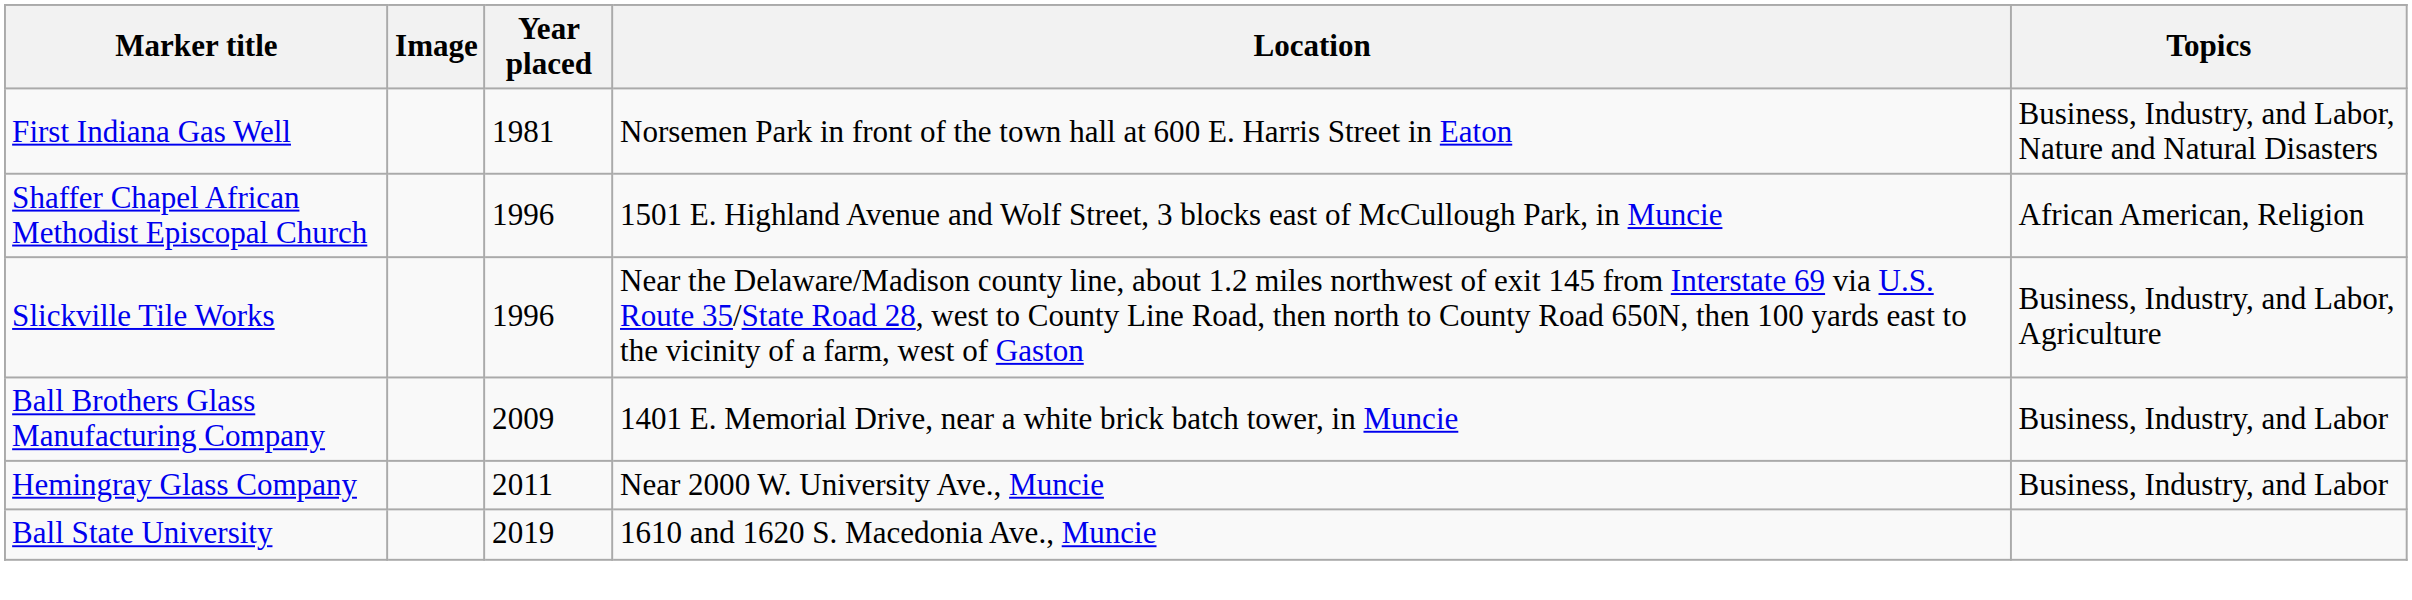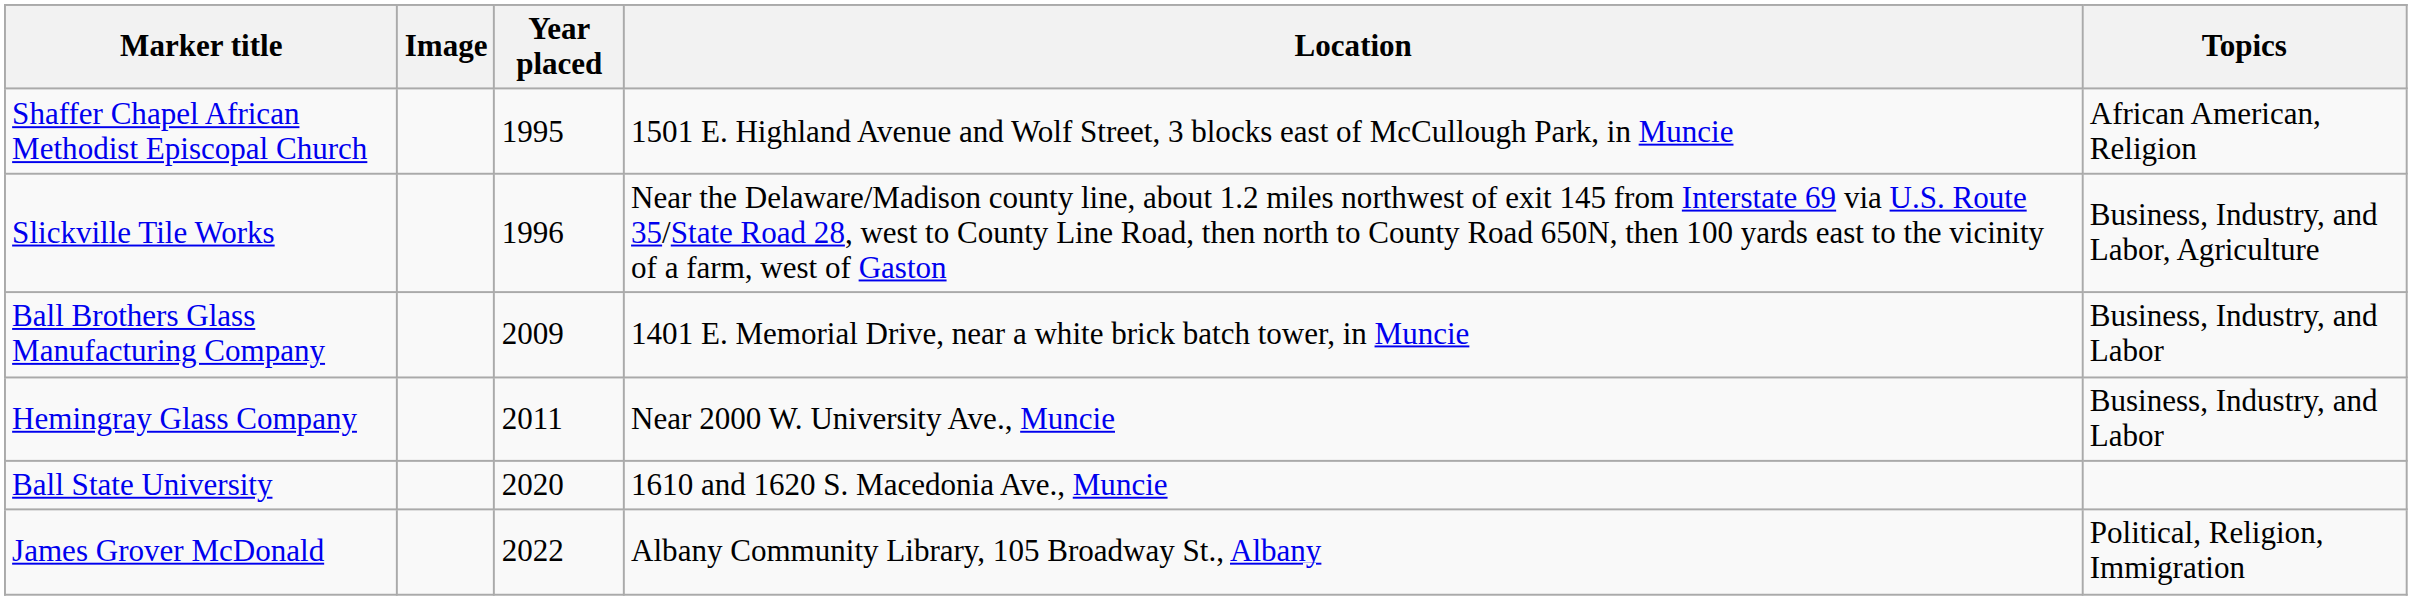- row: (152, 130)
(523, 214) 1996 -> (533, 130) 1995
(523, 533) 2019 -> (533, 484) 2020
+ row: (168, 551)
